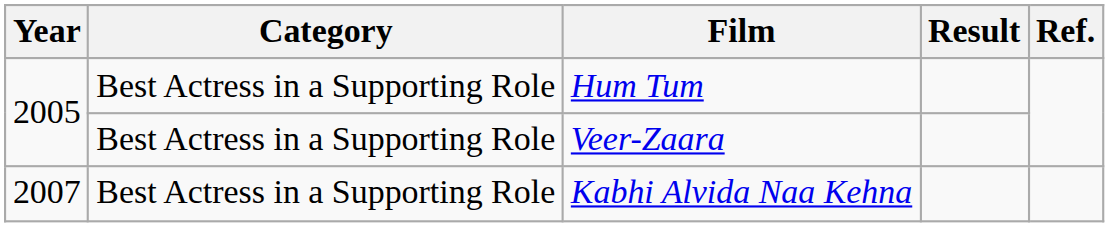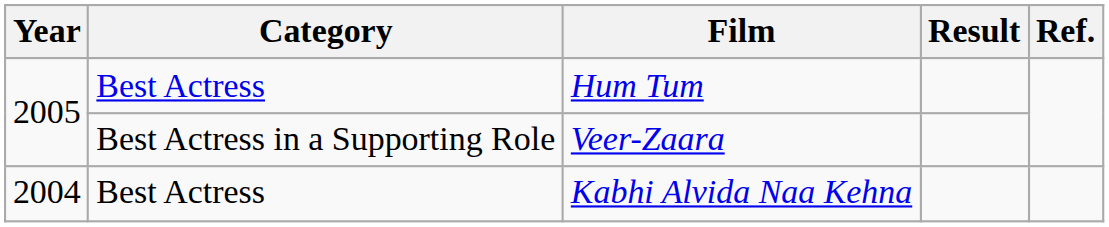(326, 85) Best Actress in a Supporting Role -> (181, 85) Best Actress
(47, 192) 2007 -> (47, 192) 2004
(326, 192) Best Actress in a Supporting Role -> (181, 192) Best Actress
